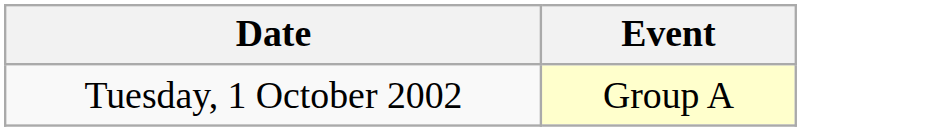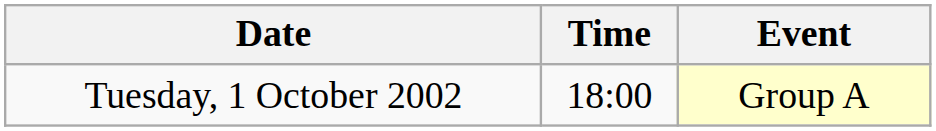+ column: (609, 34)
